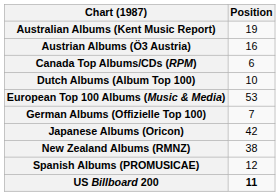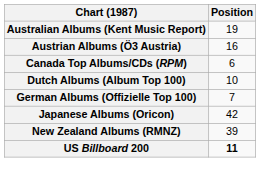- row: (116, 98)
(251, 149) 38 -> (232, 132) 39
- row: (116, 166)
